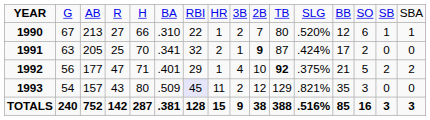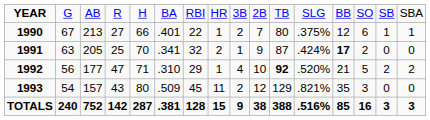(169, 32) .310 -> (169, 32) .401
(314, 32) .520% -> (314, 32) .375%
(260, 50) bold -> (260, 50) normal
(343, 50) normal -> (343, 50) bold
(169, 69) .401 -> (169, 69) .310
(314, 69) .375% -> (314, 69) .520%
(195, 87) lavender background -> (195, 87) no background
